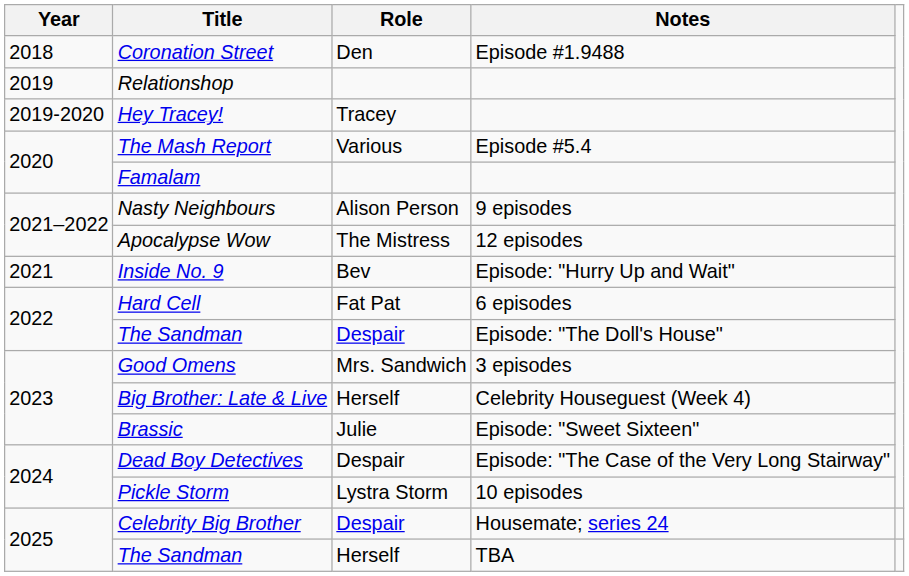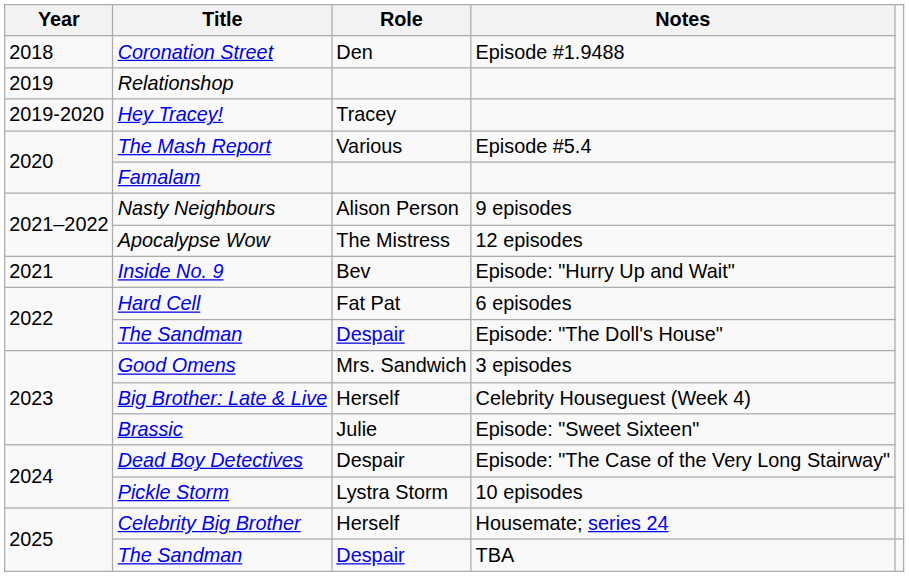(371, 523) Despair -> (368, 523) Herself
(368, 555) Herself -> (371, 555) Despair
